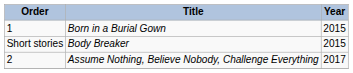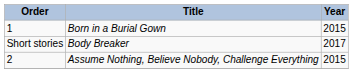(335, 44) 2015 -> (335, 44) 2017
(335, 60) 2017 -> (335, 60) 2015
